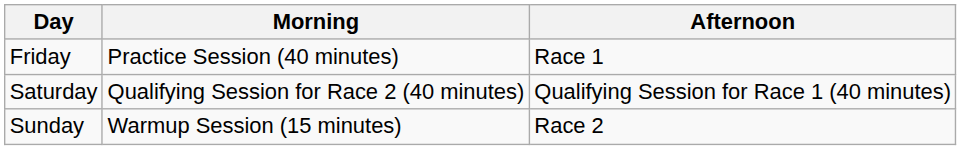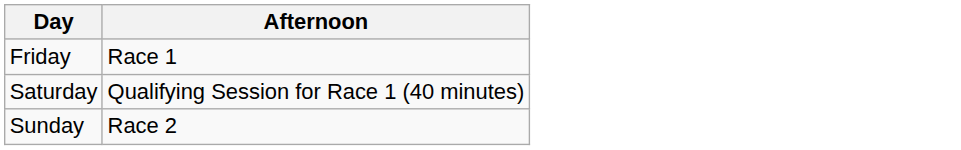- column: (316, 21)
